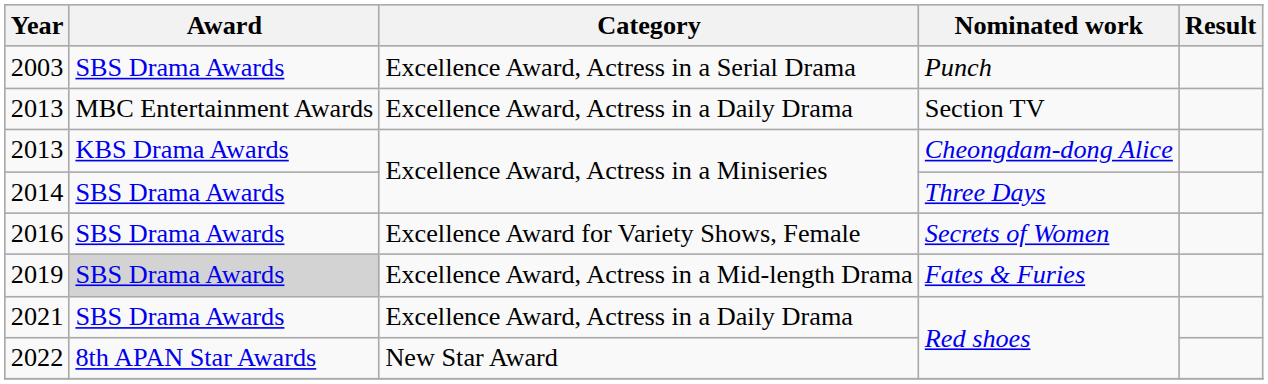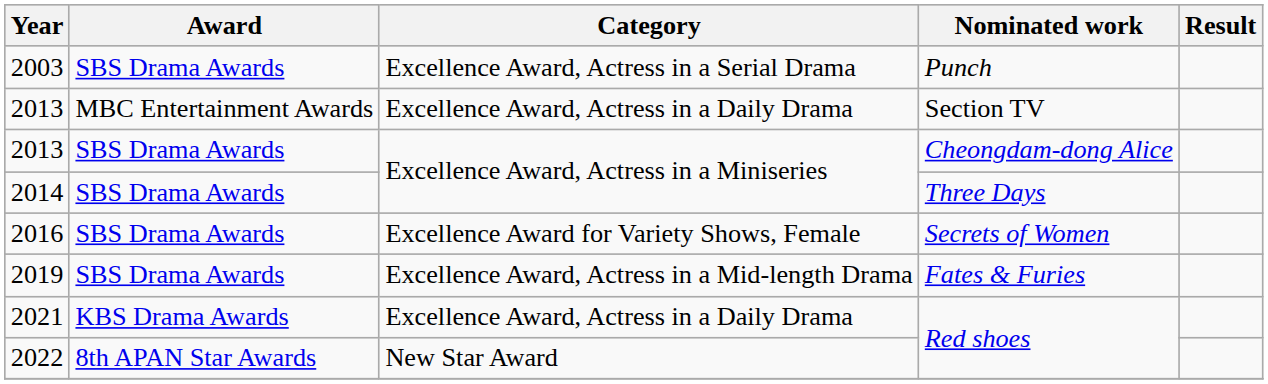(182, 150) KBS Drama Awards -> (180, 150) SBS Drama Awards
(180, 274) lightgrey background -> (180, 274) no background
(180, 316) SBS Drama Awards -> (182, 316) KBS Drama Awards
